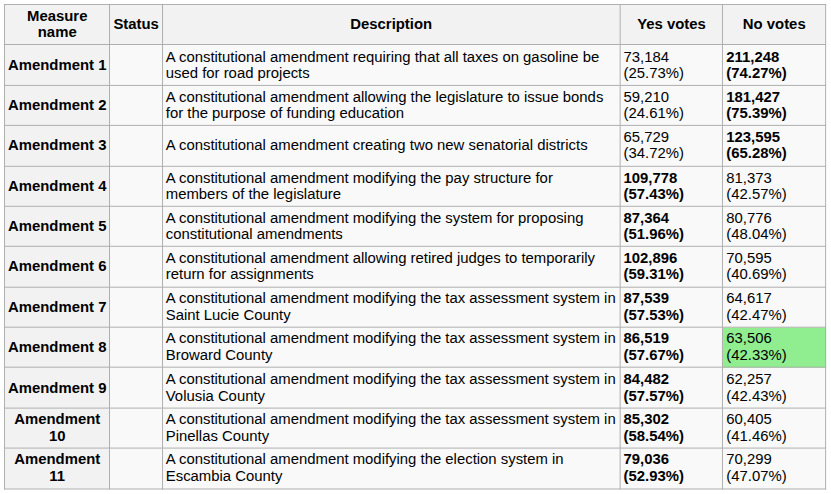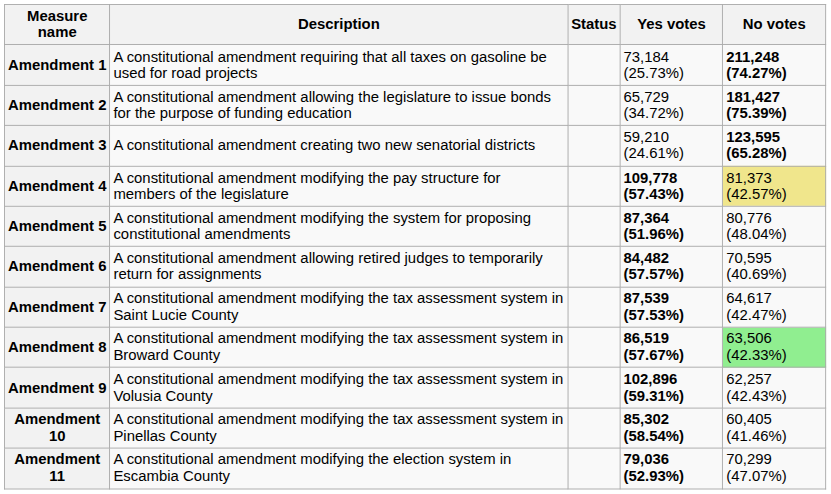columns swapped: (391, 24) <-> (136, 24)
(654, 105) 59,210 (24.61%) -> (654, 105) 65,729 (34.72%)
(654, 145) 65,729 (34.72%) -> (654, 145) 59,210 (24.61%)
(756, 186) no background -> (756, 186) khaki background
(654, 266) 102,896 (59.31%) -> (654, 266) 84,482 (57.57%)
(654, 387) 84,482 (57.57%) -> (654, 387) 102,896 (59.31%)
